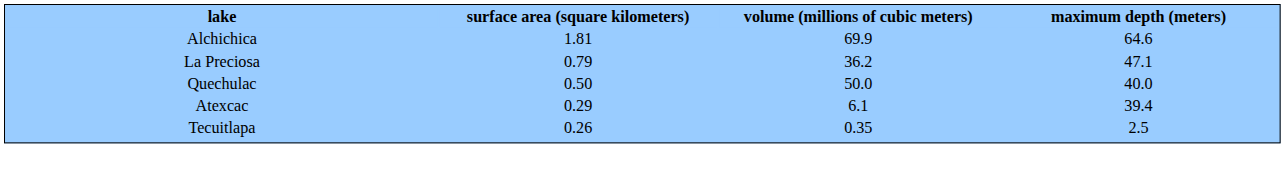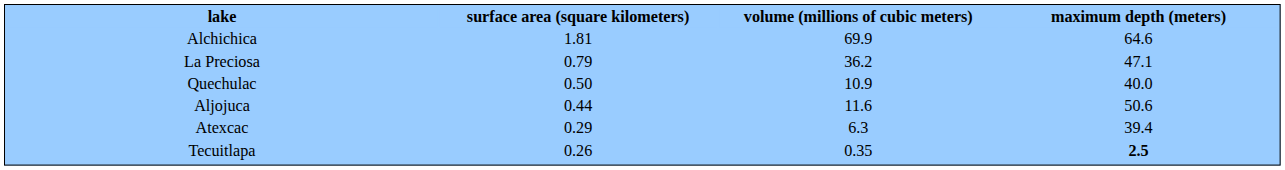(858, 83) 50.0 -> (858, 83) 10.9
+ row: (222, 106)
(858, 106) 6.1 -> (858, 128) 6.3
(1138, 128) normal -> (1138, 150) bold
